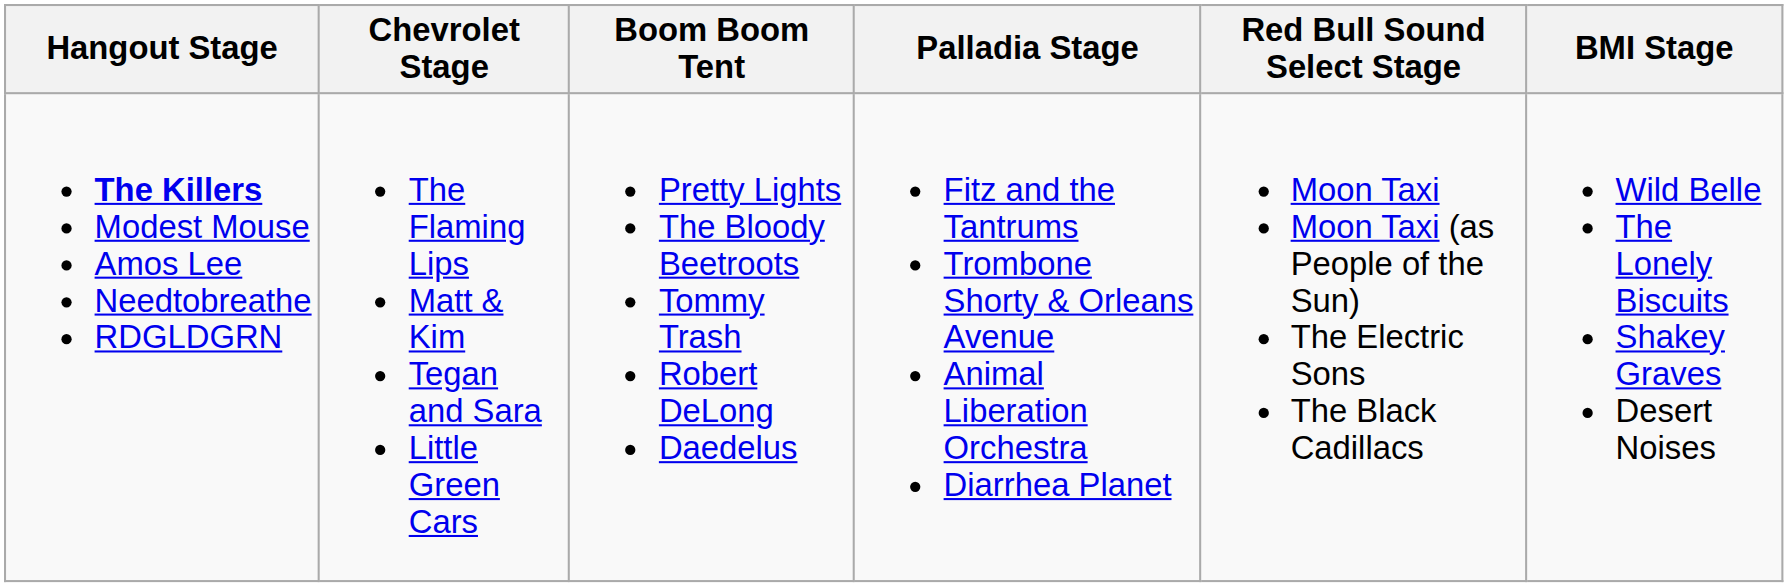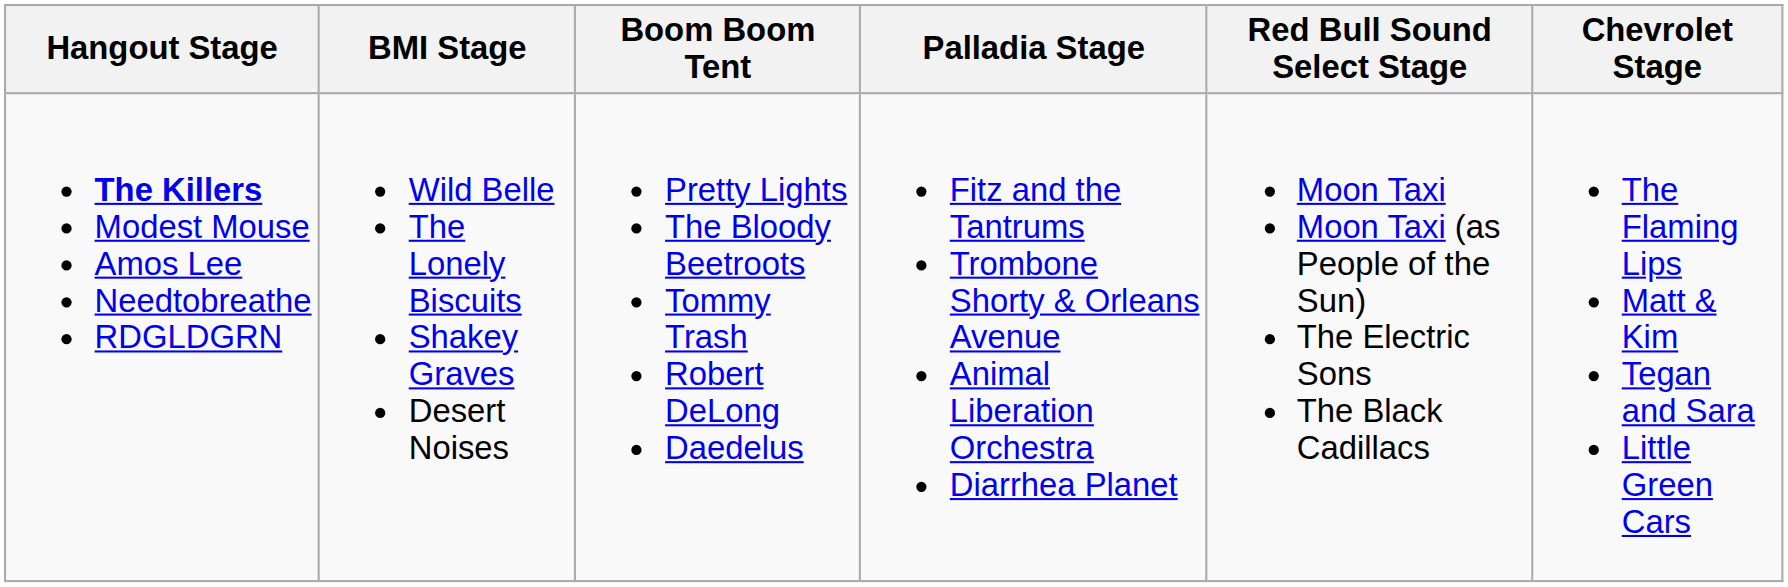columns swapped: (444, 48) <-> (1654, 48)
